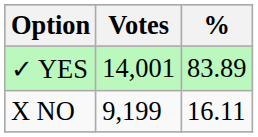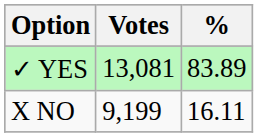(139, 68) 14,001 -> (139, 68) 13,081
